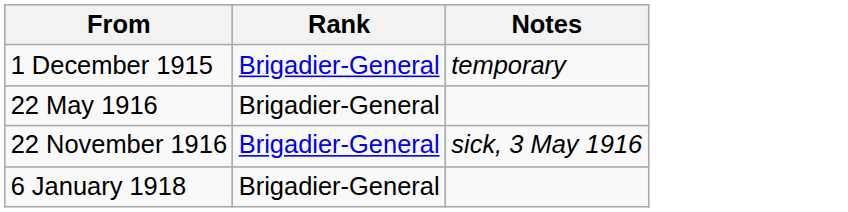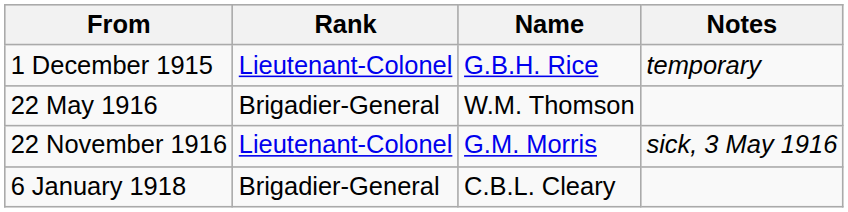+ column: (549, 24)
(339, 65) Brigadier-General -> (346, 65) Lieutenant-Colonel
(339, 145) Brigadier-General -> (346, 145) Lieutenant-Colonel
